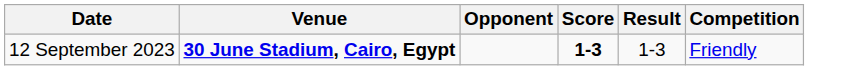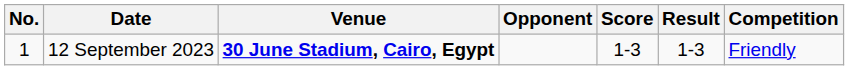+ column: (24, 19)
(588, 49) bold -> (627, 49) normal
